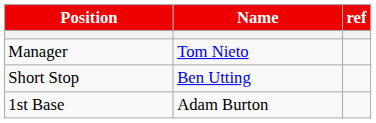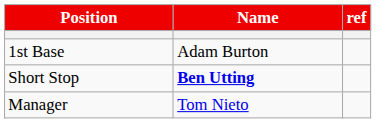rows swapped: (36, 104) <-> (38, 51)
(214, 78) normal -> (216, 78) bold
